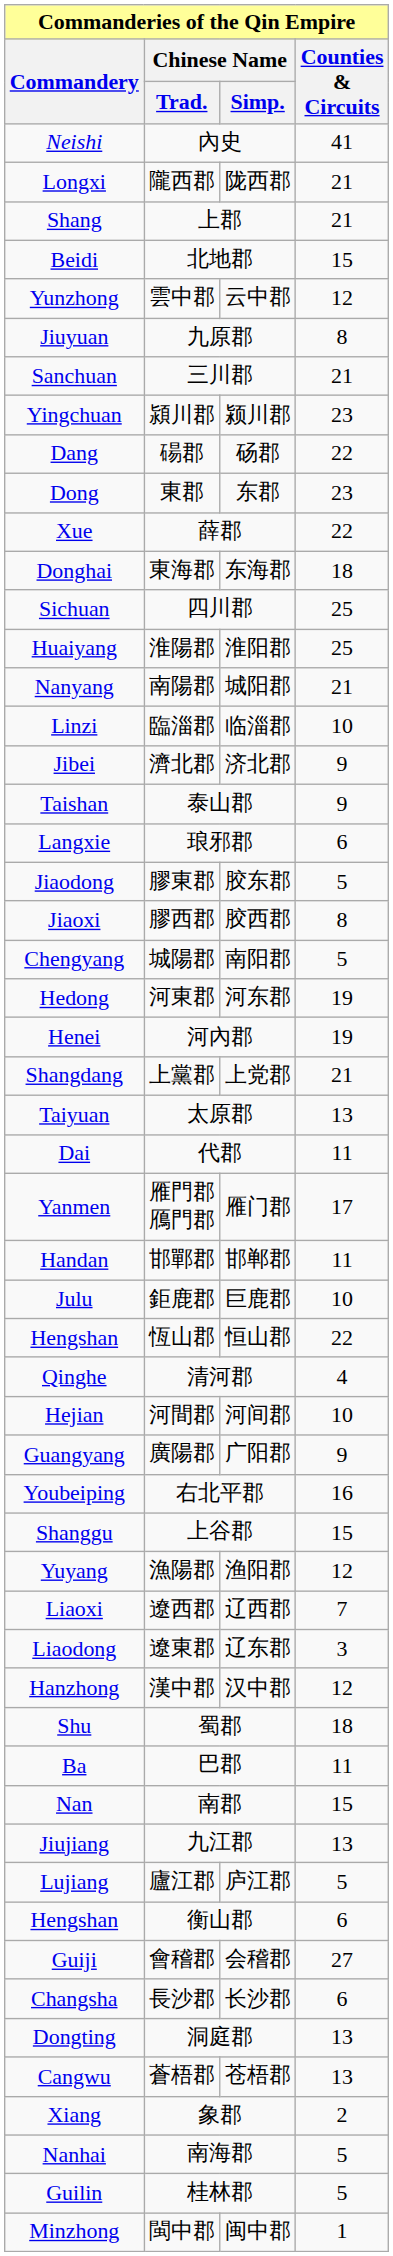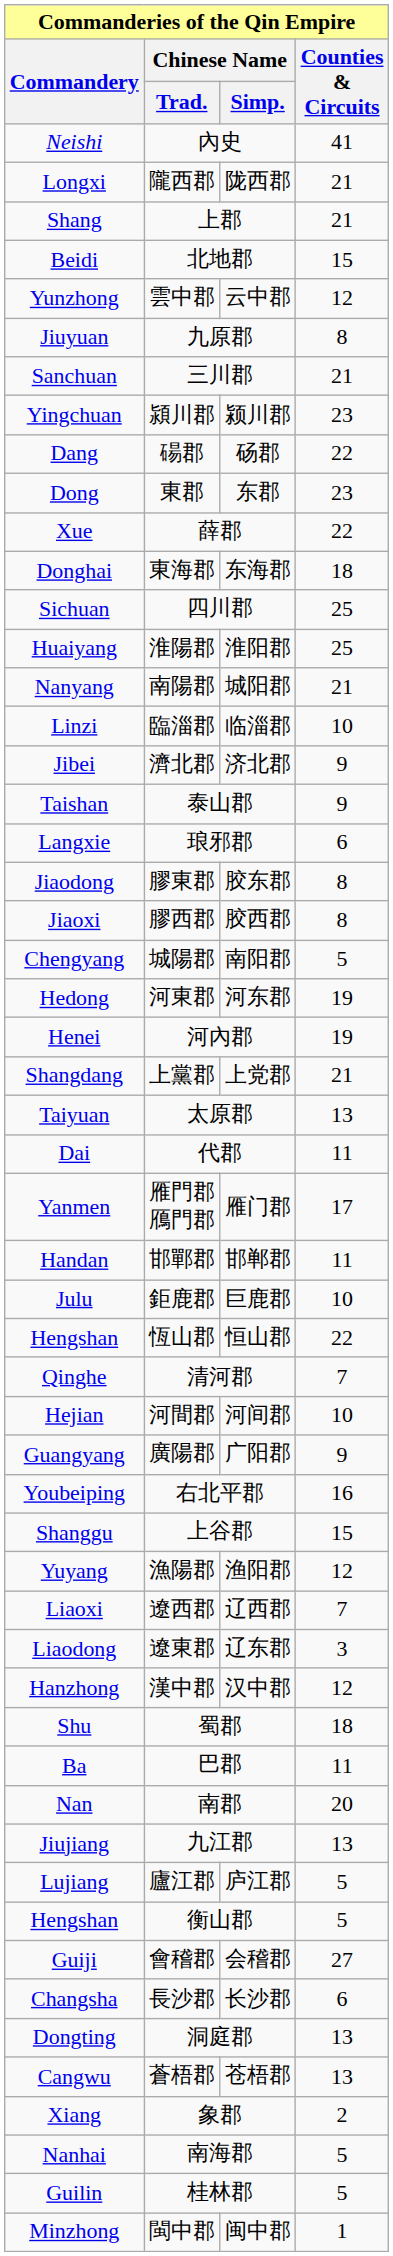(342, 881) 5 -> (342, 881) 8
(342, 1376) 4 -> (342, 1376) 7
(342, 1804) 15 -> (342, 1804) 20
(342, 1920) 6 -> (342, 1920) 5
